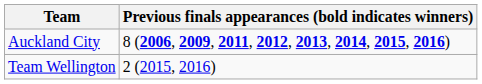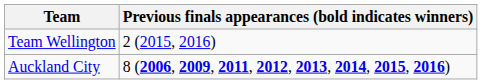rows swapped: (54, 41) <-> (62, 66)
